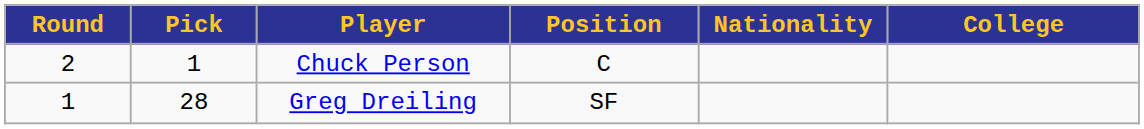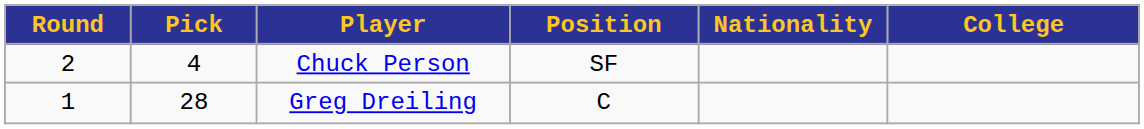(194, 64) 1 -> (194, 64) 4
(604, 64) C -> (604, 64) SF
(604, 103) SF -> (604, 103) C
